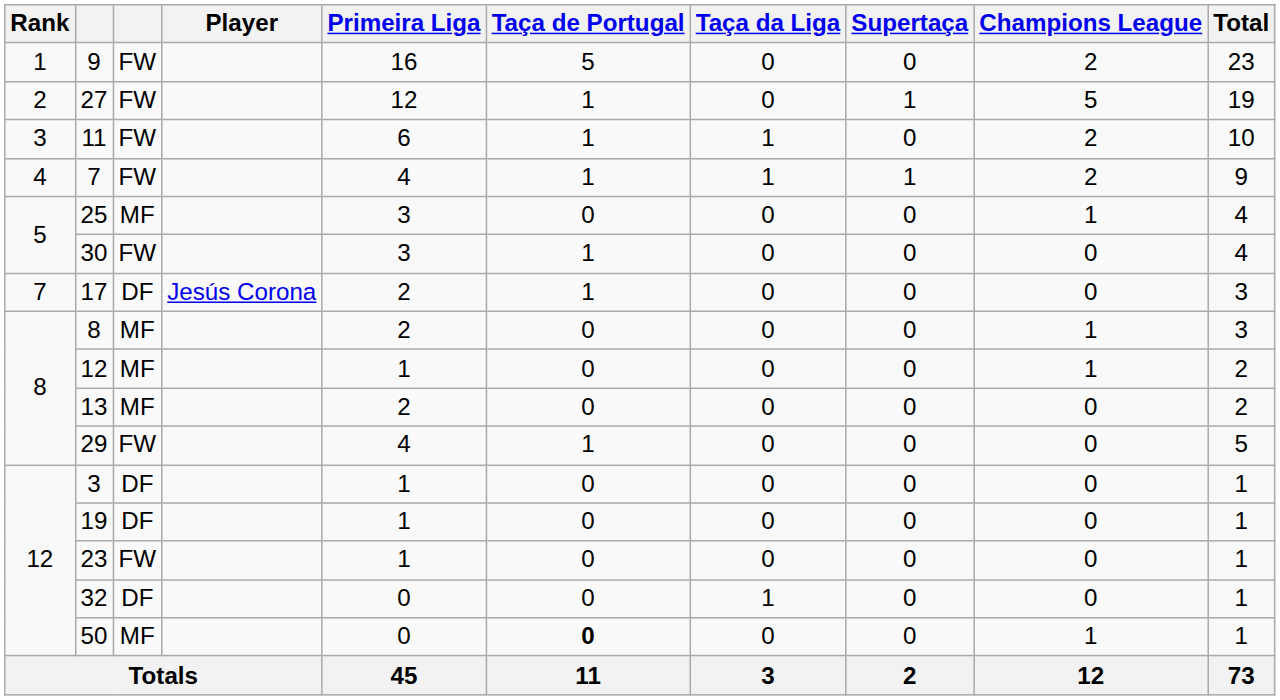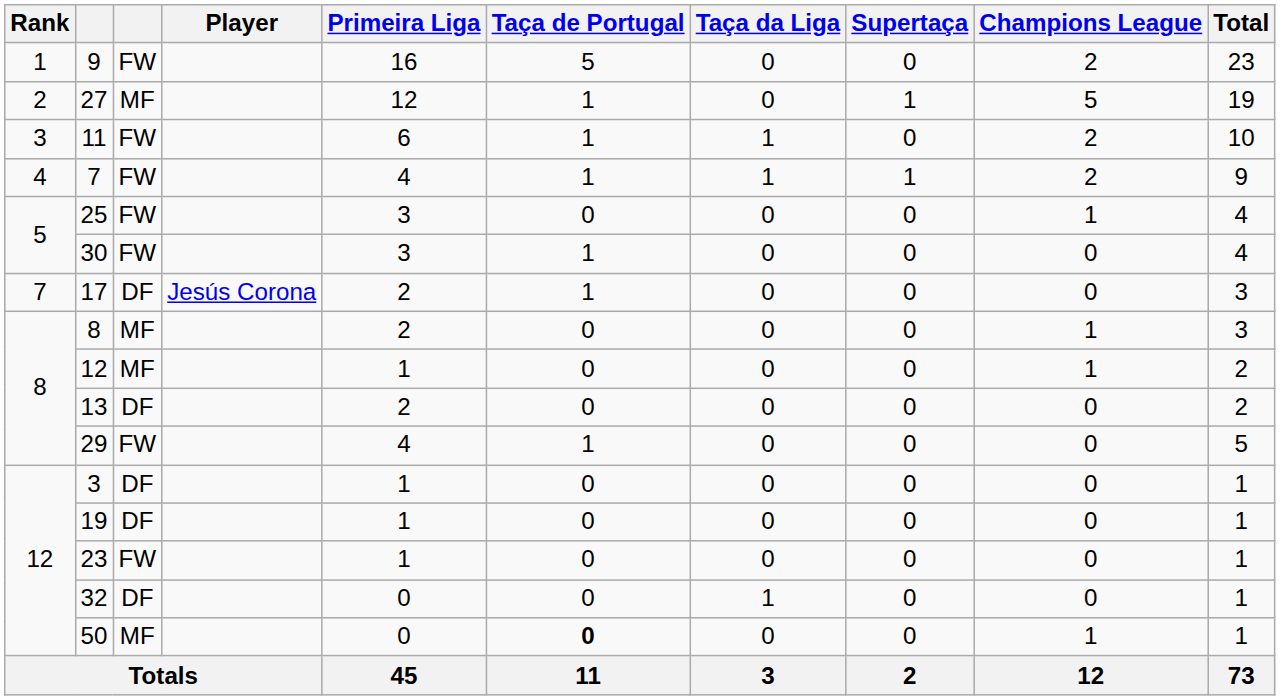(137, 100) FW -> (137, 100) MF
(137, 215) MF -> (137, 215) FW
(137, 406) MF -> (137, 406) DF
